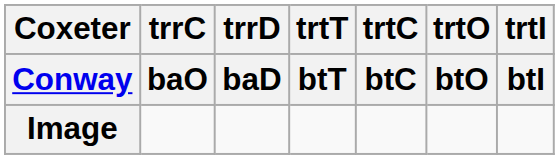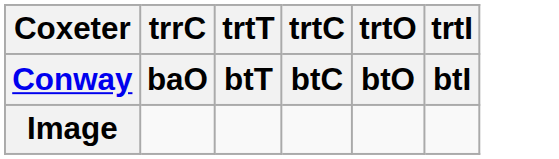- column: (252, 79)
